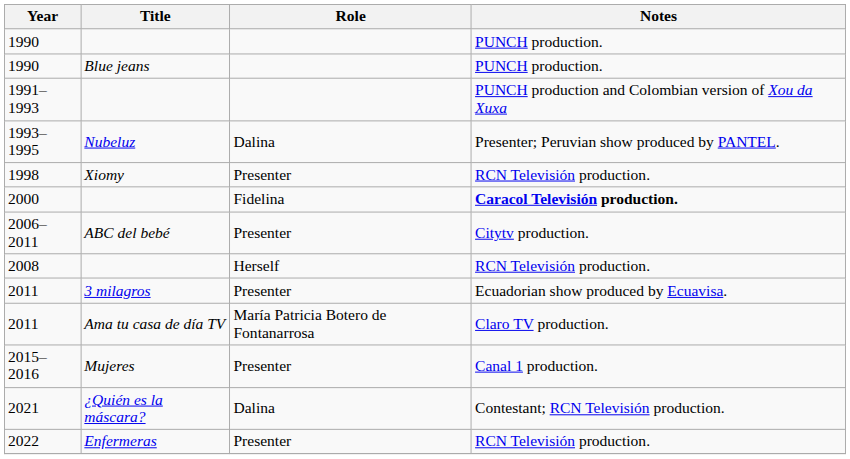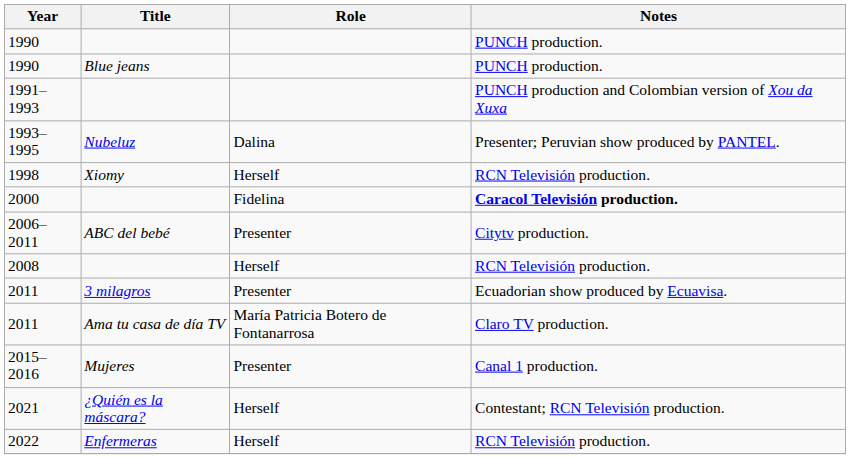(262, 174) Presenter -> (256, 174) Herself
(254, 408) Dalina -> (256, 408) Herself
(262, 441) Presenter -> (256, 441) Herself
